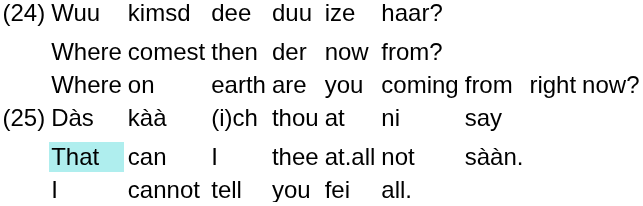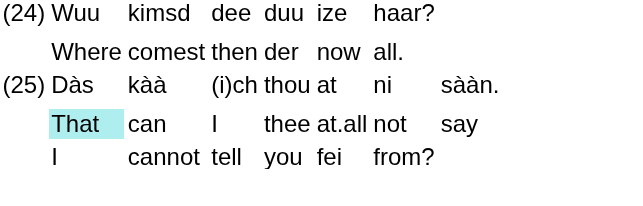(412, 51) from? -> (389, 51) all.
- row: (141, 84)
(483, 117) say -> (470, 84) sààn.
(494, 156) sààn. -> (459, 123) say
(397, 189) all. -> (404, 156) from?
